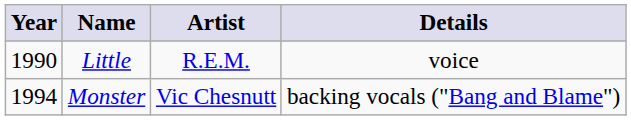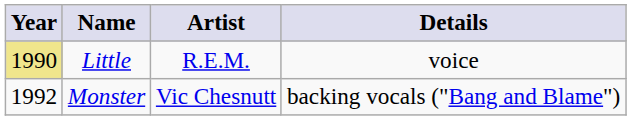(34, 59) no background -> (34, 59) khaki background
(34, 96) 1994 -> (34, 96) 1992
